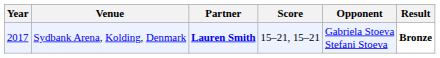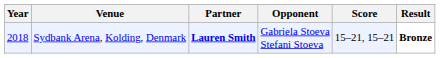columns swapped: (360, 13) <-> (290, 13)
(18, 37) 2017 -> (18, 37) 2018
